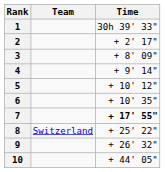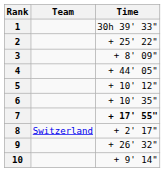(136, 41) + 2' 17" -> (133, 41) + 25' 22"
(136, 71) + 9' 14" -> (133, 71) + 44' 05"
(133, 130) + 25' 22" -> (136, 130) + 2' 17"
(133, 160) + 44' 05" -> (136, 160) + 9' 14"
